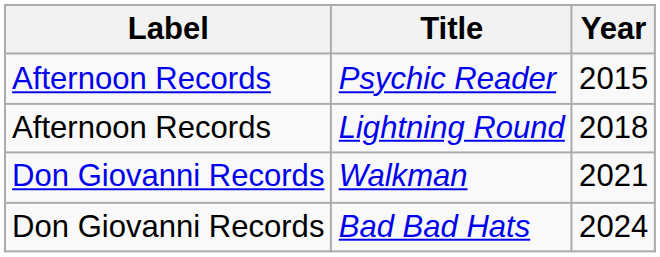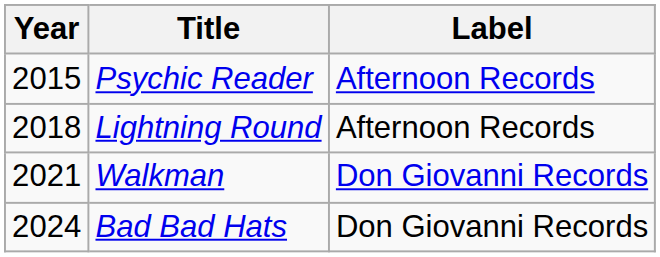columns swapped: (614, 29) <-> (168, 29)
